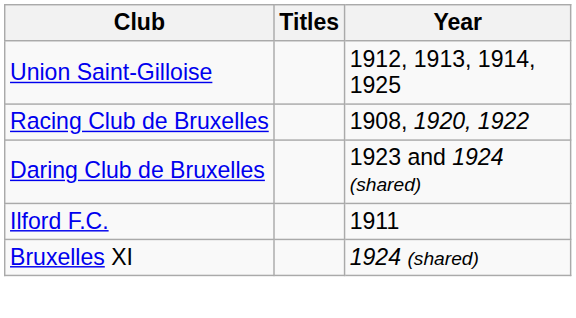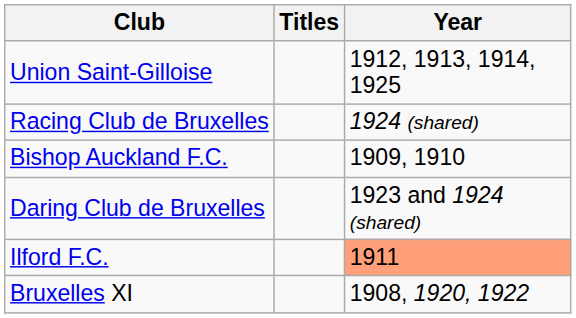(439, 121) 1908, 1920, 1922 -> (414, 121) 1924 (shared)
+ row: (119, 158)
(375, 220) no background -> (375, 257) lightsalmon background
(414, 257) 1924 (shared) -> (439, 293) 1908, 1920, 1922
